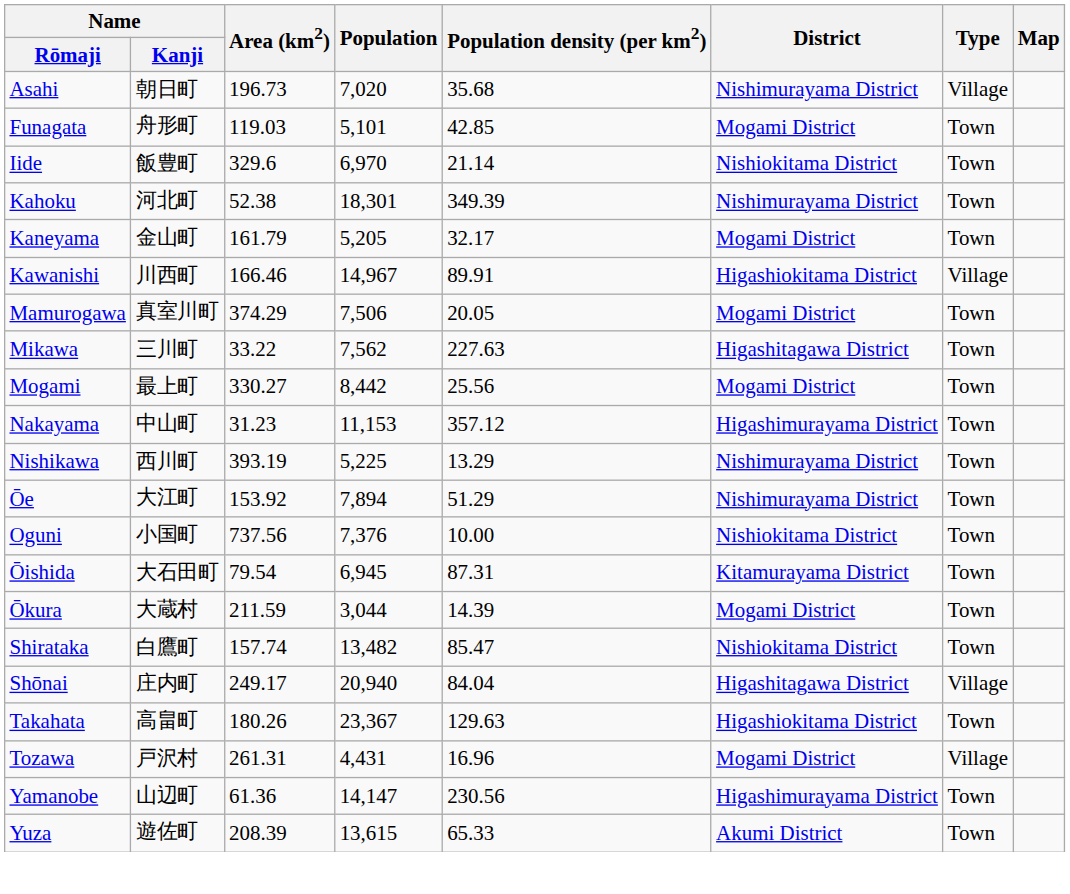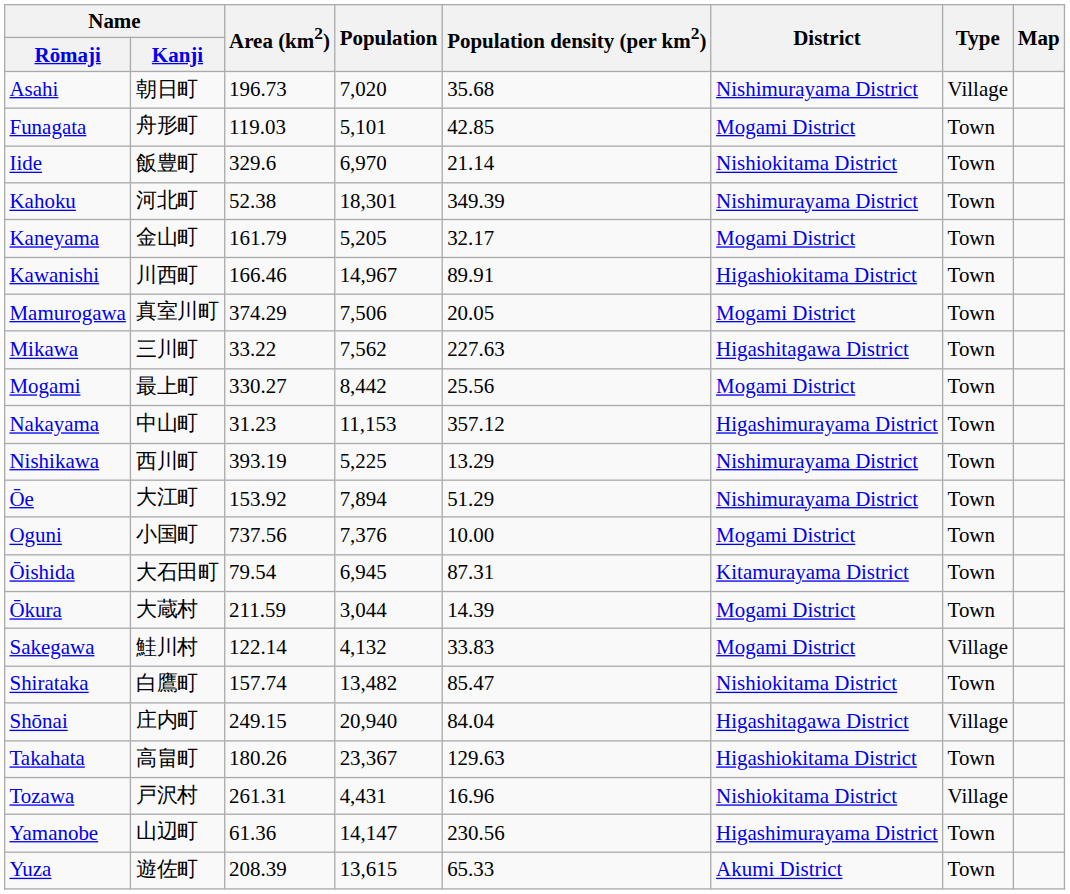(978, 275) Village -> (971, 275) Town
(807, 535) Nishiokitama District -> (786, 535) Mogami District
+ row: (52, 647)
(258, 684) 249.17 -> (258, 721) 249.15
(786, 758) Mogami District -> (807, 795) Nishiokitama District
